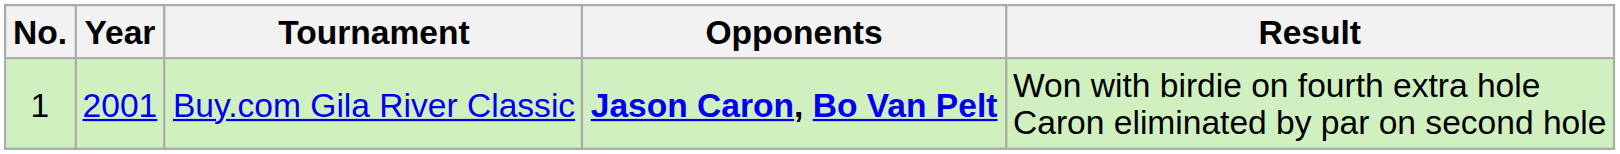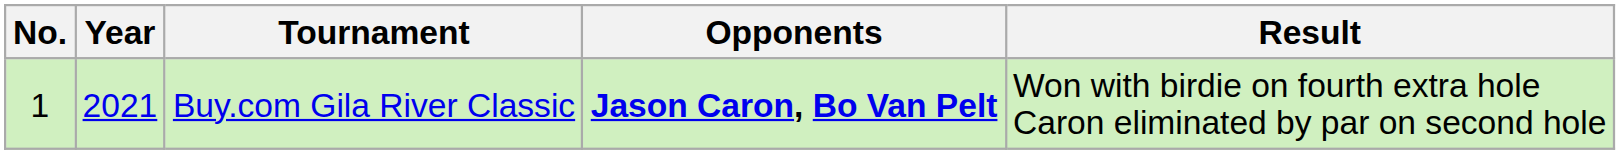(120, 104) 2001 -> (120, 104) 2021
